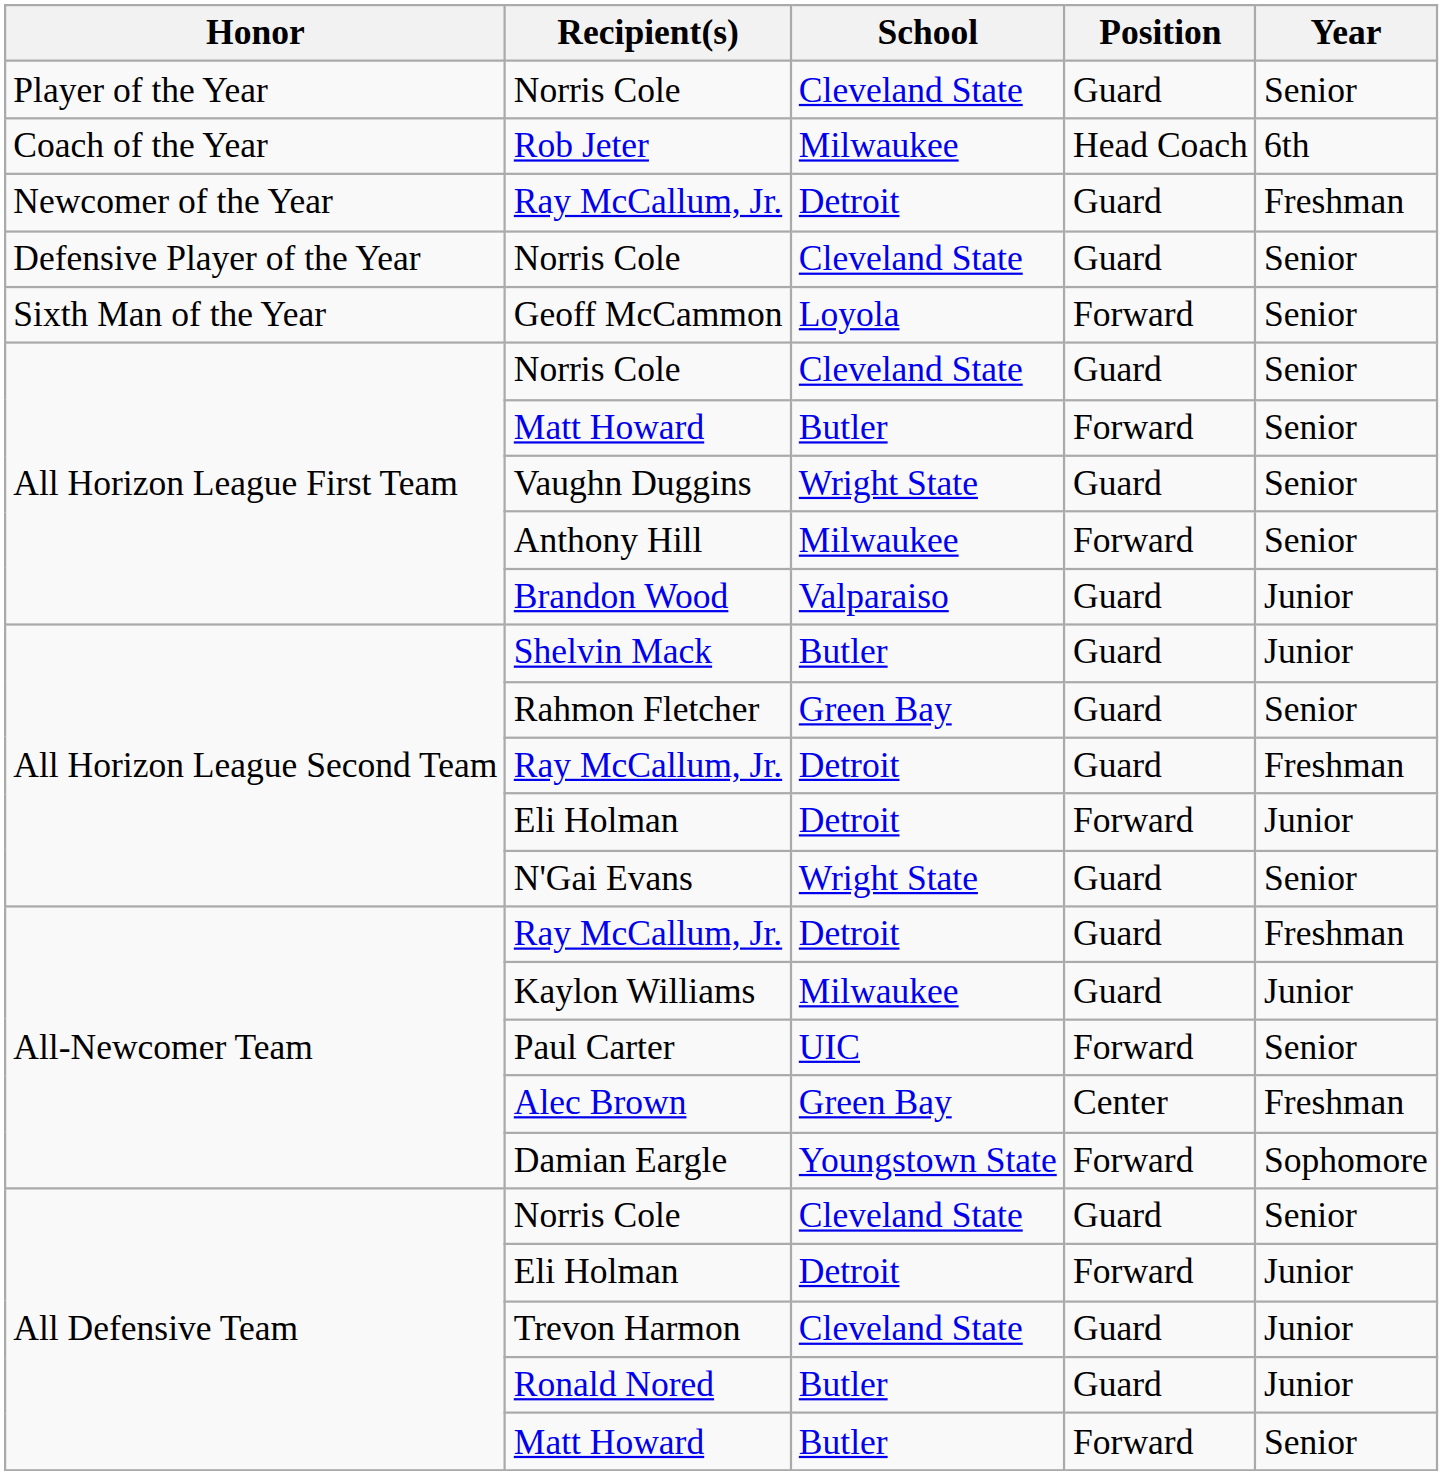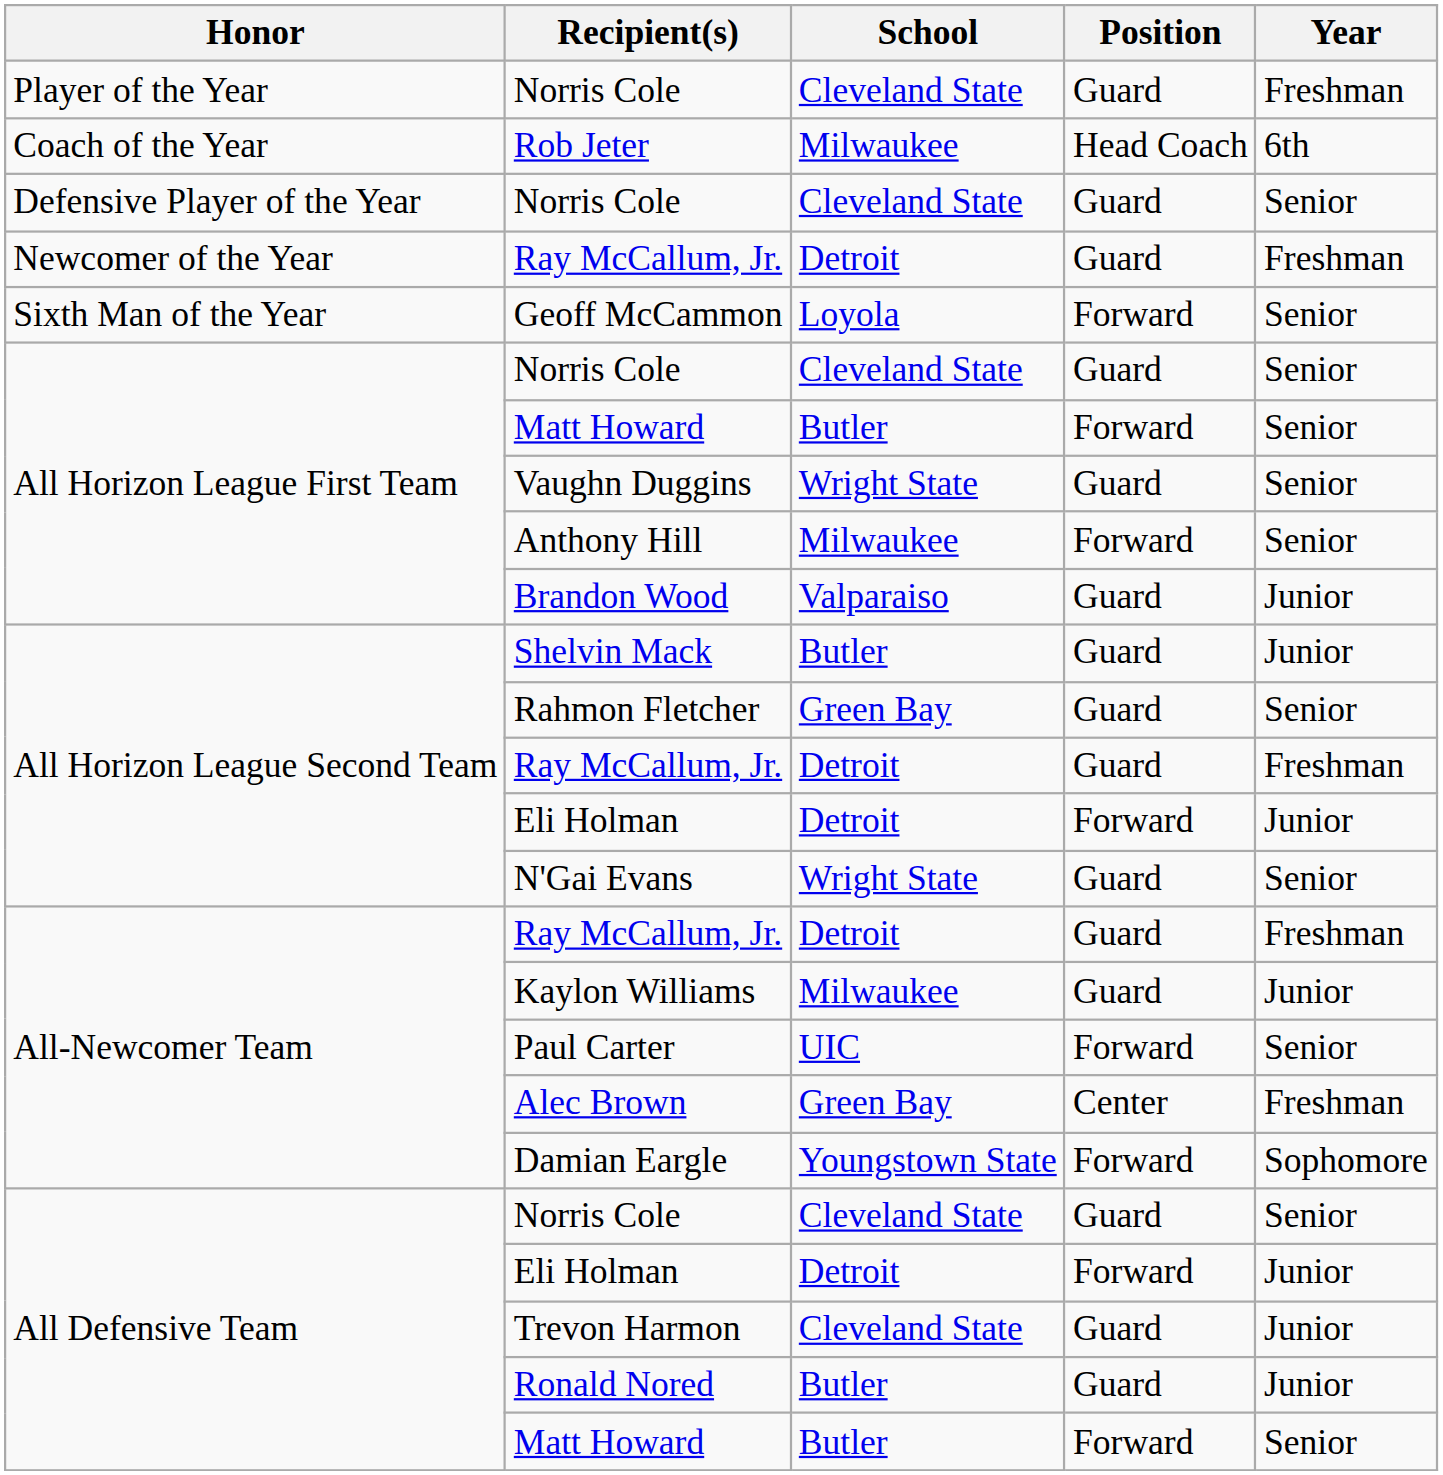(1310, 88) Senior -> (1334, 88) Freshman
rows swapped: (173, 201) <-> (217, 257)
